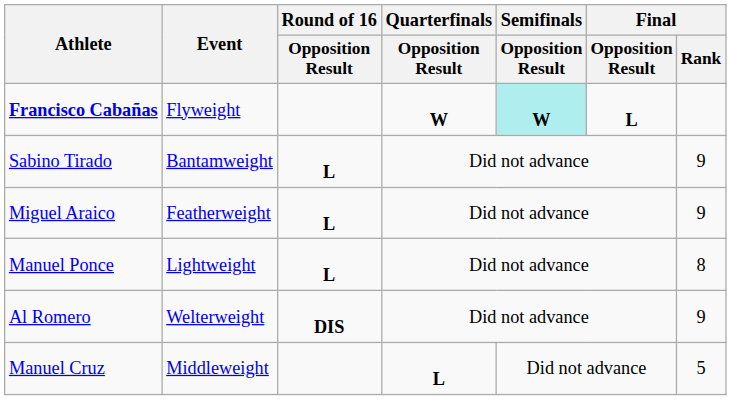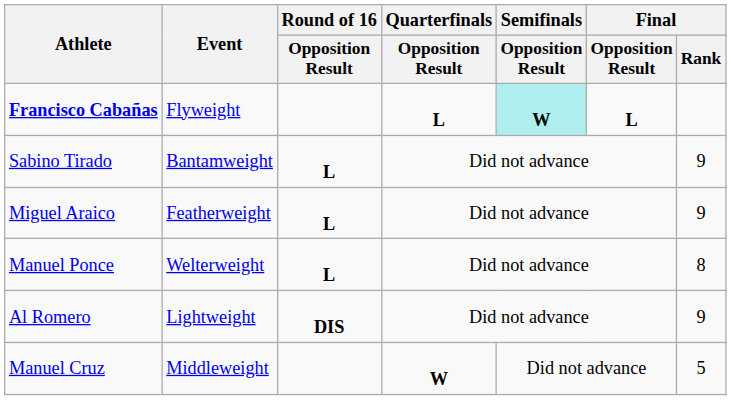(439, 120) W -> (439, 120) L
(211, 265) Lightweight -> (215, 265) Welterweight
(215, 316) Welterweight -> (211, 316) Lightweight
(439, 379) L -> (439, 379) W
